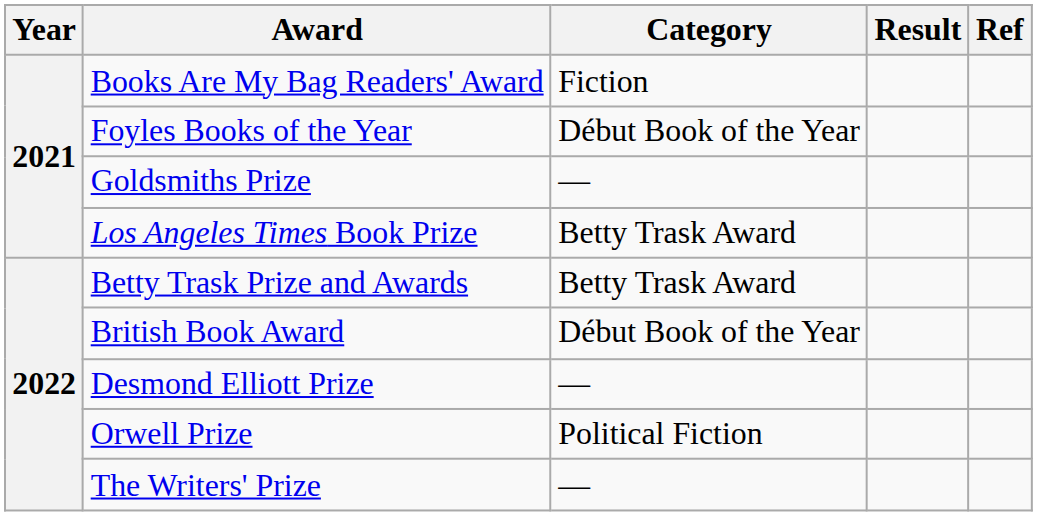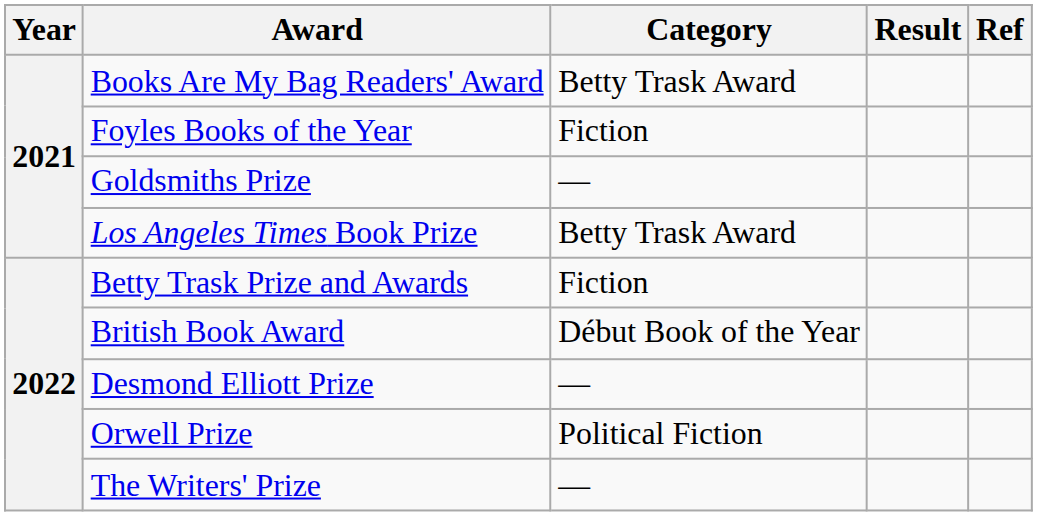(603, 80) Fiction -> (677, 80) Betty Trask Award
(709, 130) Début Book of the Year -> (603, 130) Fiction
(677, 282) Betty Trask Award -> (603, 282) Fiction
